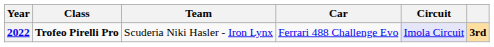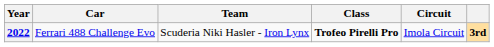columns swapped: (77, 13) <-> (338, 13)
(434, 32) lavender background -> (434, 32) no background
